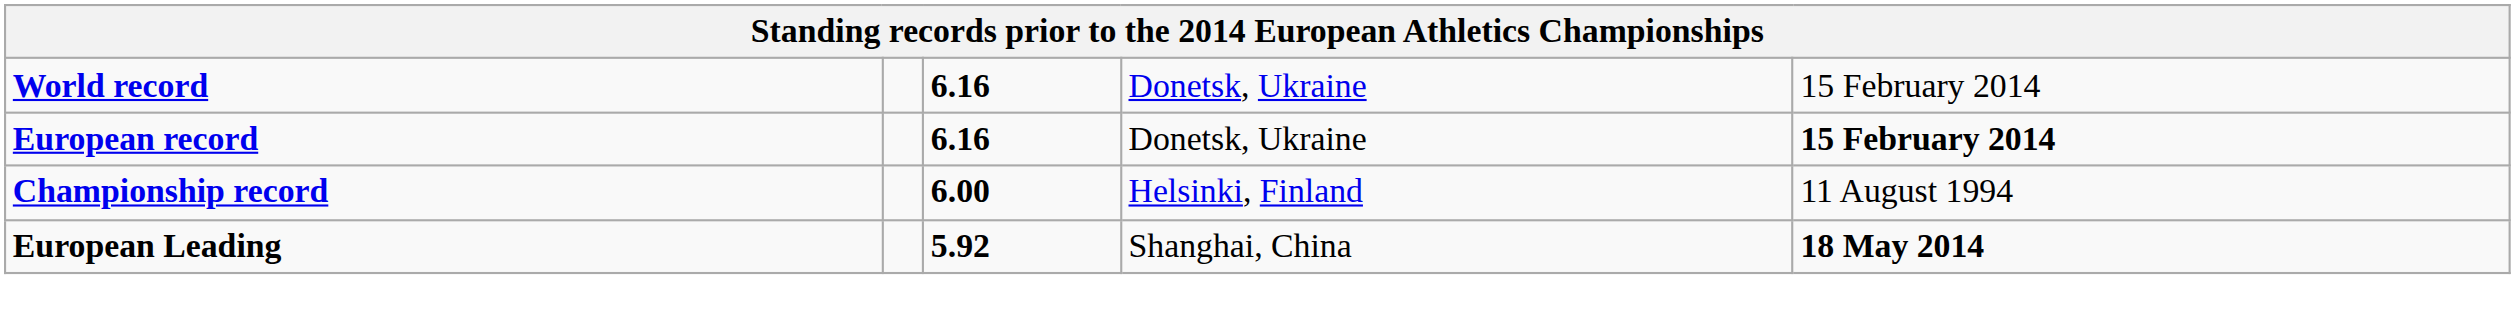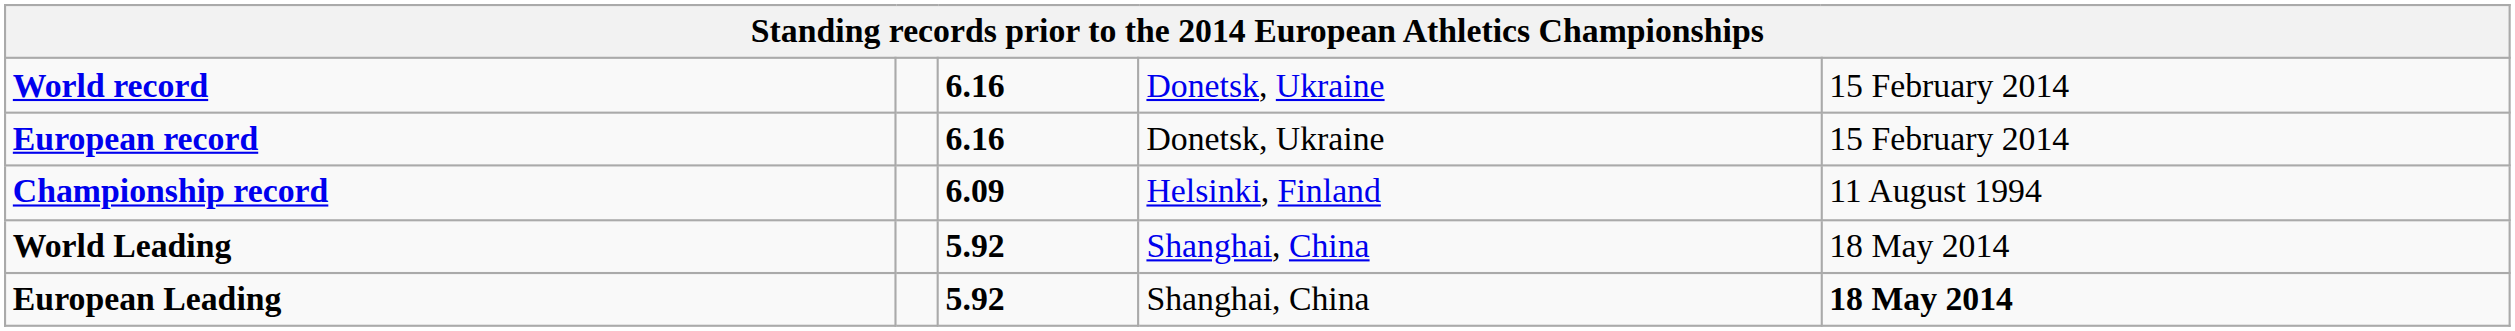(1928, 138) bold -> (1949, 138) normal
(960, 191) 6.00 -> (975, 191) 6.09
+ row: (122, 245)
